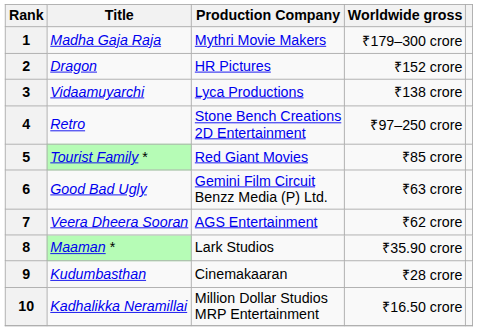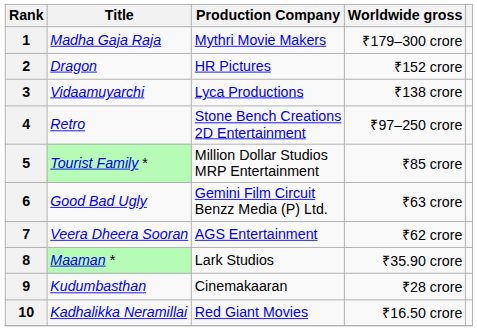(251, 157) Red Giant Movies -> (261, 163) Million Dollar Studios MRP Entertainment
(261, 306) Million Dollar Studios MRP Entertainment -> (251, 312) Red Giant Movies
